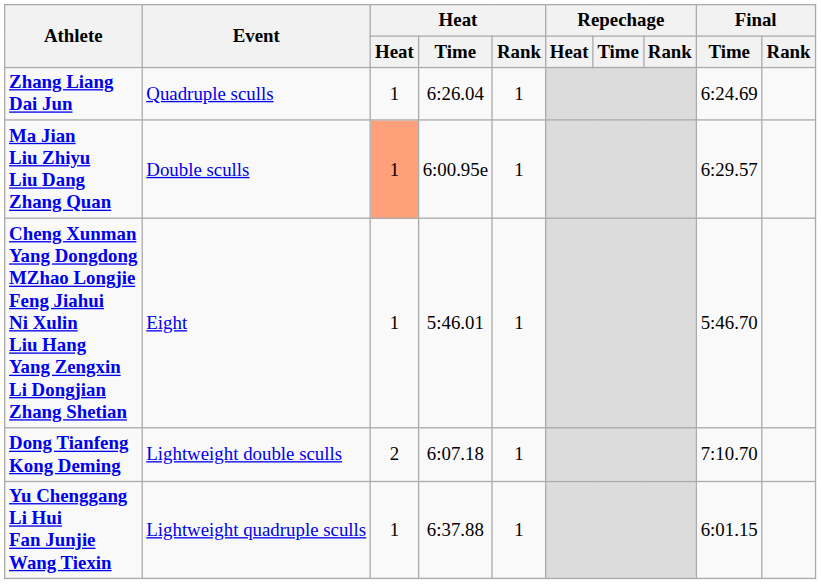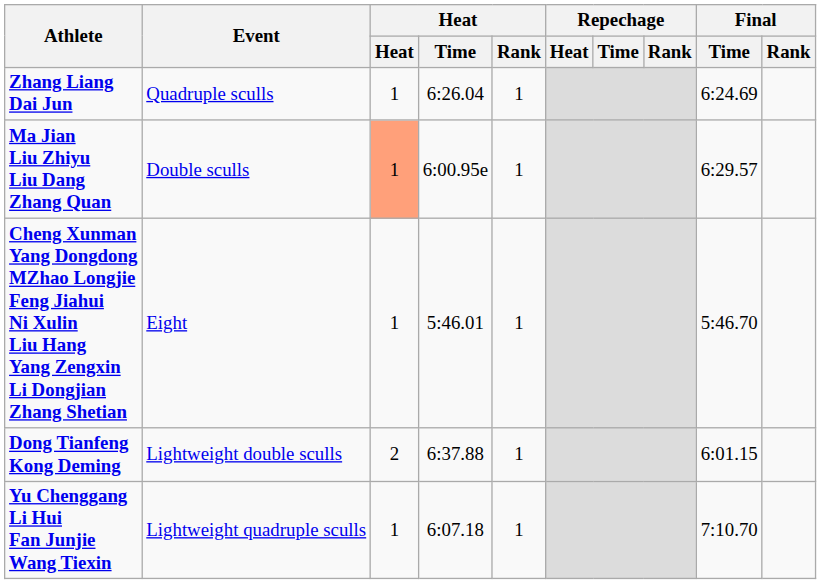(455, 454) 6:07.18 -> (455, 454) 6:37.88
(729, 454) 7:10.70 -> (729, 454) 6:01.15
(455, 530) 6:37.88 -> (455, 530) 6:07.18
(729, 530) 6:01.15 -> (729, 530) 7:10.70
